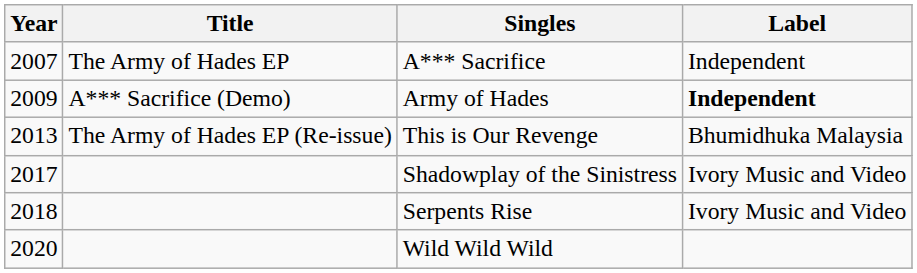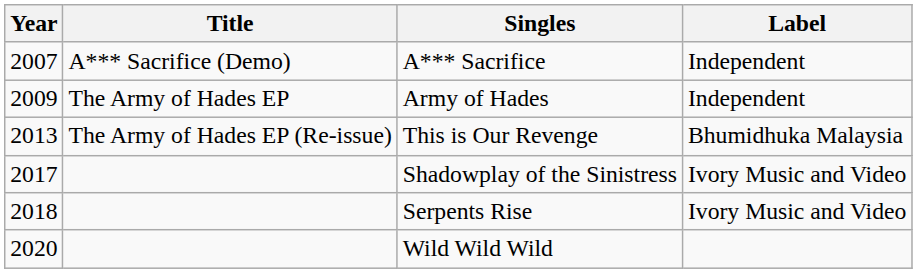(179, 60) The Army of Hades EP -> (180, 60) A*** Sacrifice (Demo)
(180, 98) A*** Sacrifice (Demo) -> (179, 98) The Army of Hades EP
(752, 98) bold -> (746, 98) normal
